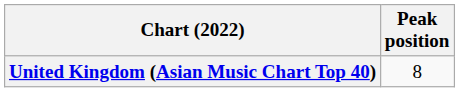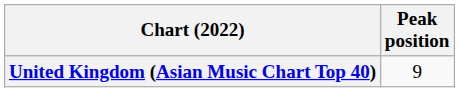(417, 71) 8 -> (417, 71) 9
